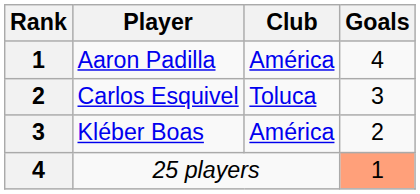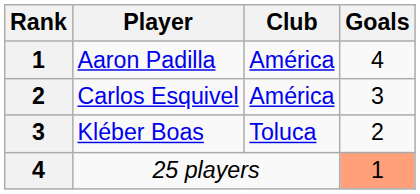(283, 96) Toluca -> (292, 96) América
(292, 133) América -> (283, 133) Toluca
